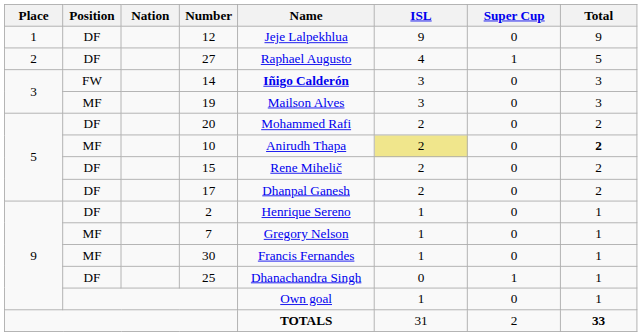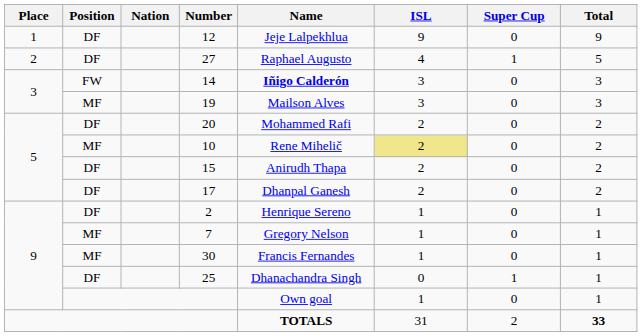(306, 146) Anirudh Thapa -> (306, 146) Rene Mihelič
(599, 146) bold -> (599, 146) normal
(306, 168) Rene Mihelič -> (306, 168) Anirudh Thapa
